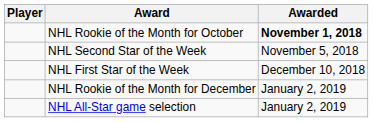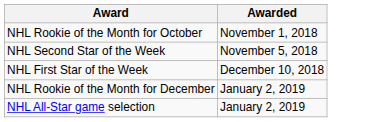- column: (25, 13)
(311, 32) bold -> (269, 32) normal
